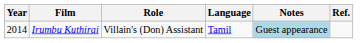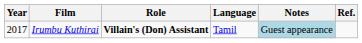(17, 29) 2014 -> (17, 29) 2017
(153, 29) normal -> (156, 29) bold
